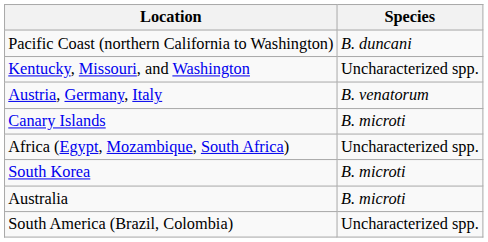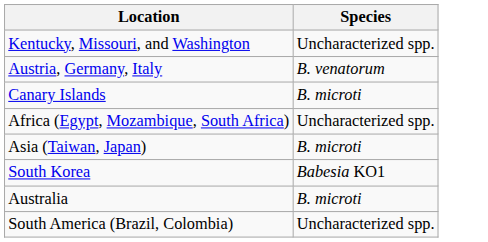- row: (171, 43)
+ row: (77, 146)
(373, 172) B. microti -> (341, 172) Babesia KO1
